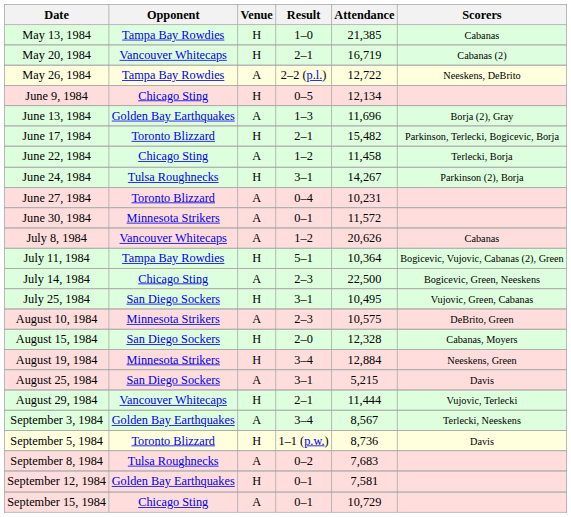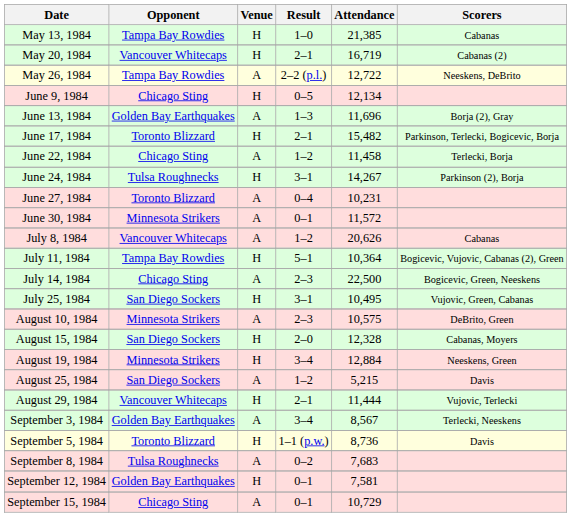(304, 380) 3–1 -> (304, 380) 1–2
